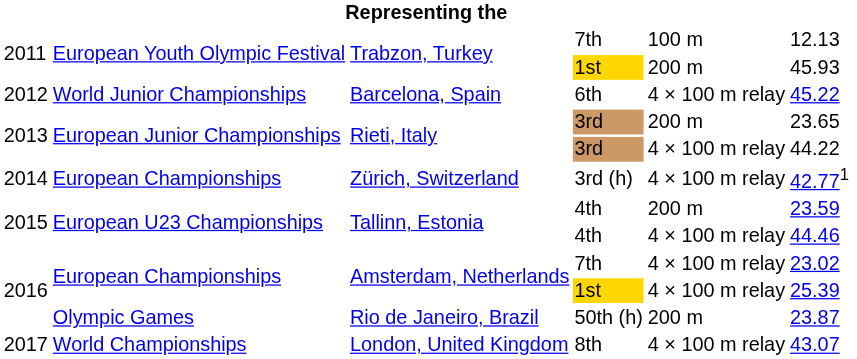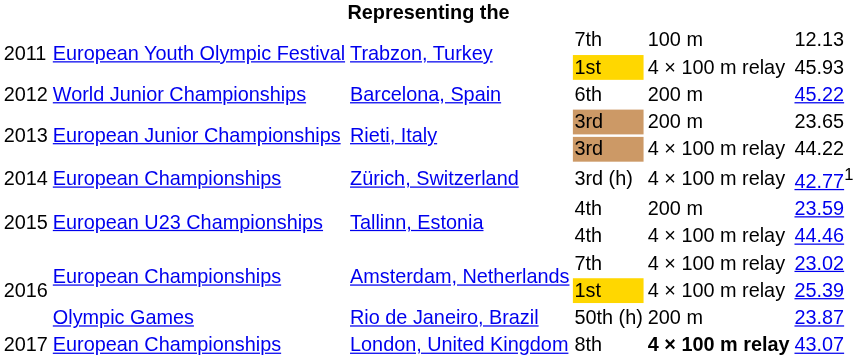(675, 67) 200 m -> (716, 67) 4 × 100 m relay
(716, 94) 4 × 100 m relay -> (675, 94) 200 m
(150, 345) World Championships -> (167, 345) European Championships
(716, 345) normal -> (719, 345) bold
